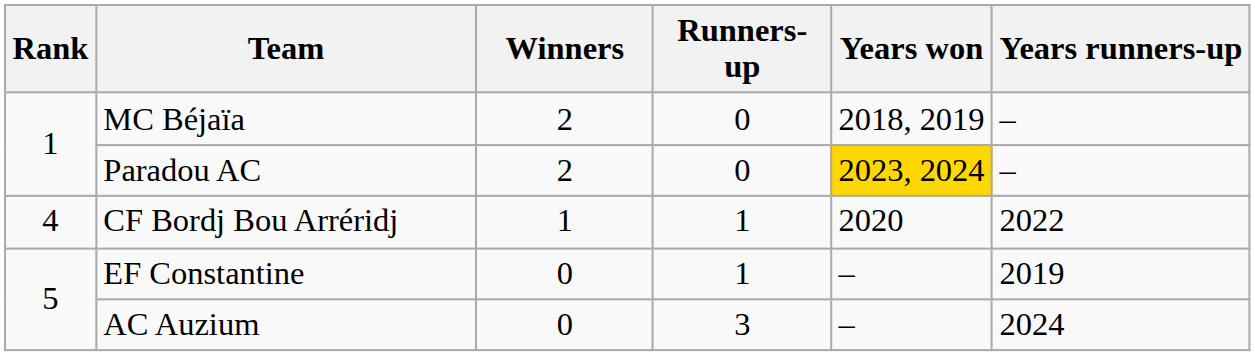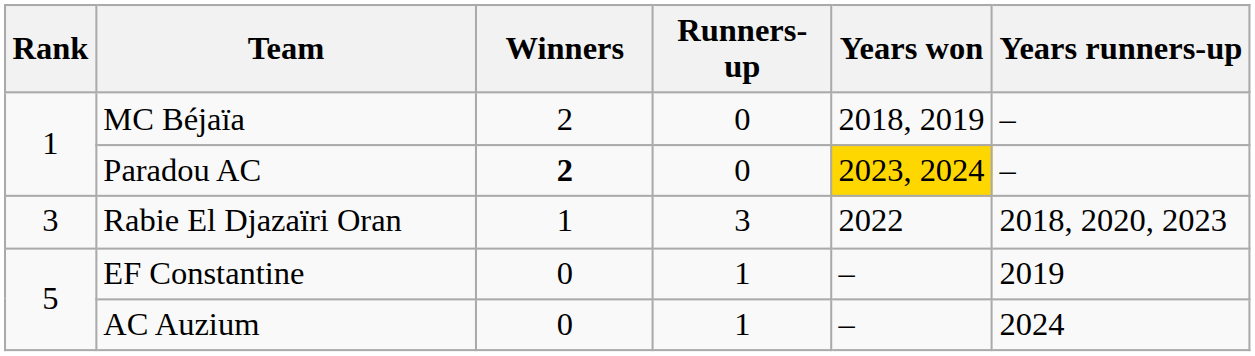(565, 169) normal -> (565, 169) bold
+ row: (253, 221)
- row: (251, 221)
(742, 324) 3 -> (742, 324) 1
